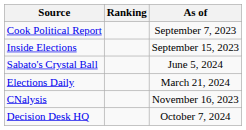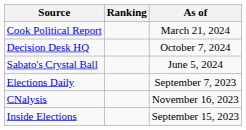(195, 30) September 7, 2023 -> (195, 30) March 21, 2024
rows swapped: (42, 47) <-> (48, 116)
(195, 82) March 21, 2024 -> (195, 82) September 7, 2023
